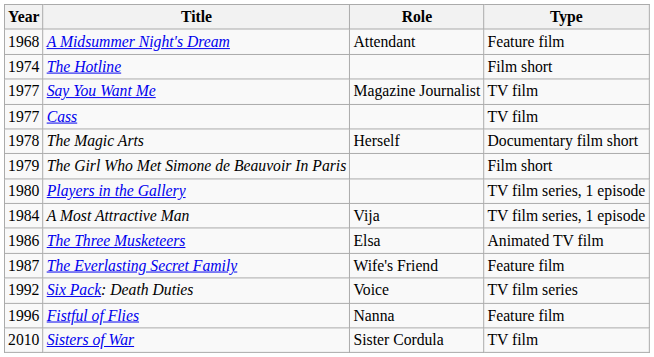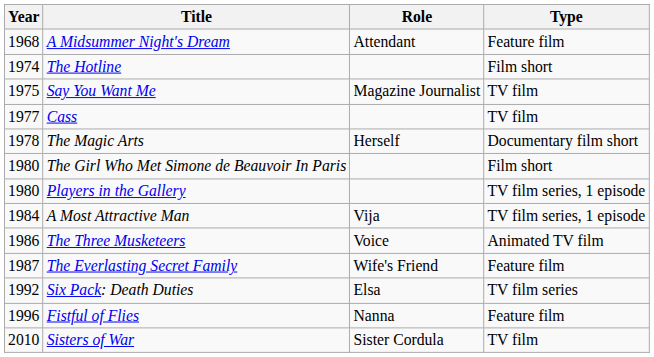(24, 91) 1977 -> (24, 91) 1975
(24, 166) 1979 -> (24, 166) 1980
(367, 240) Elsa -> (371, 240) Voice
(371, 290) Voice -> (367, 290) Elsa
